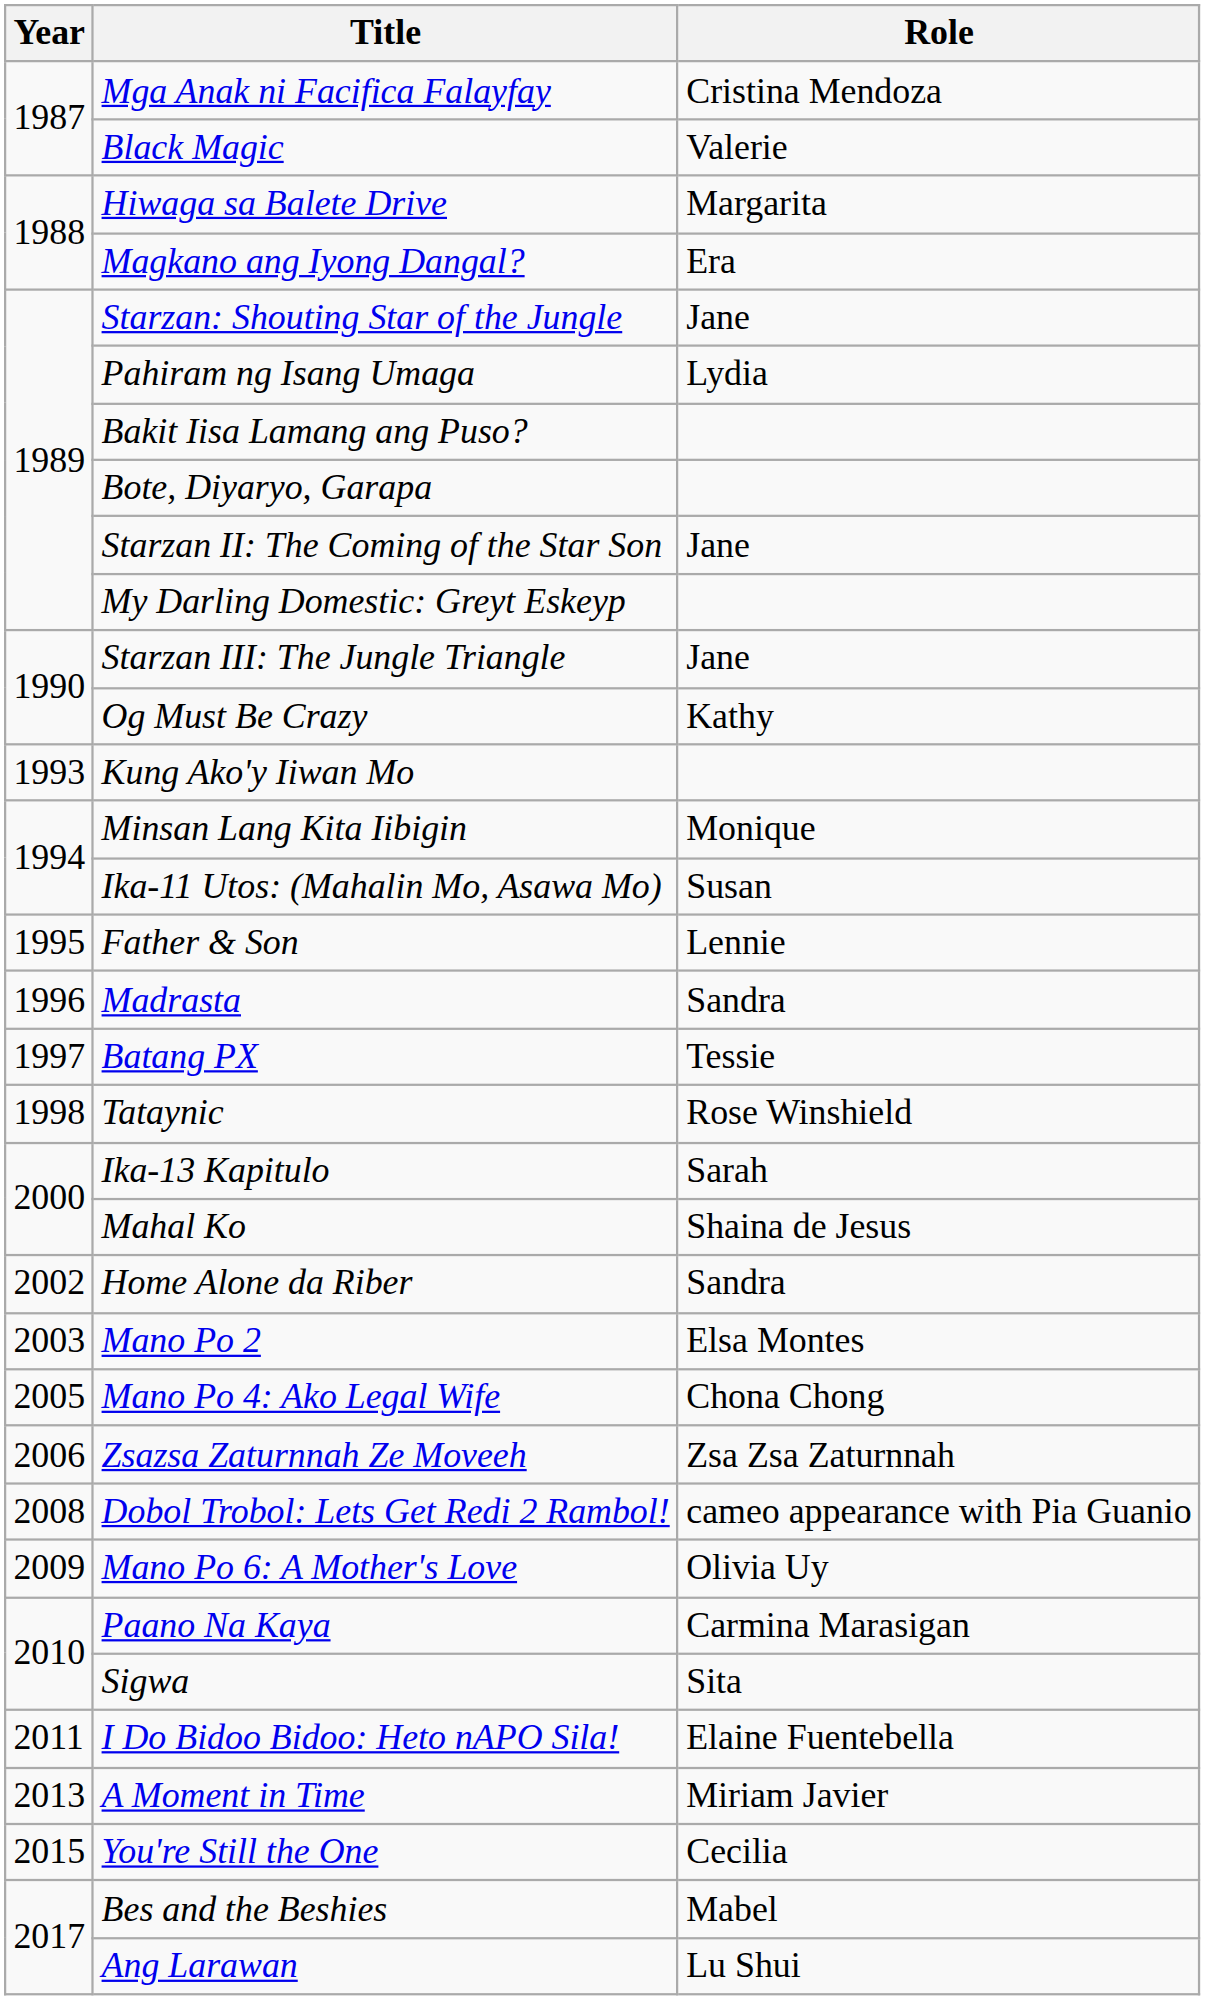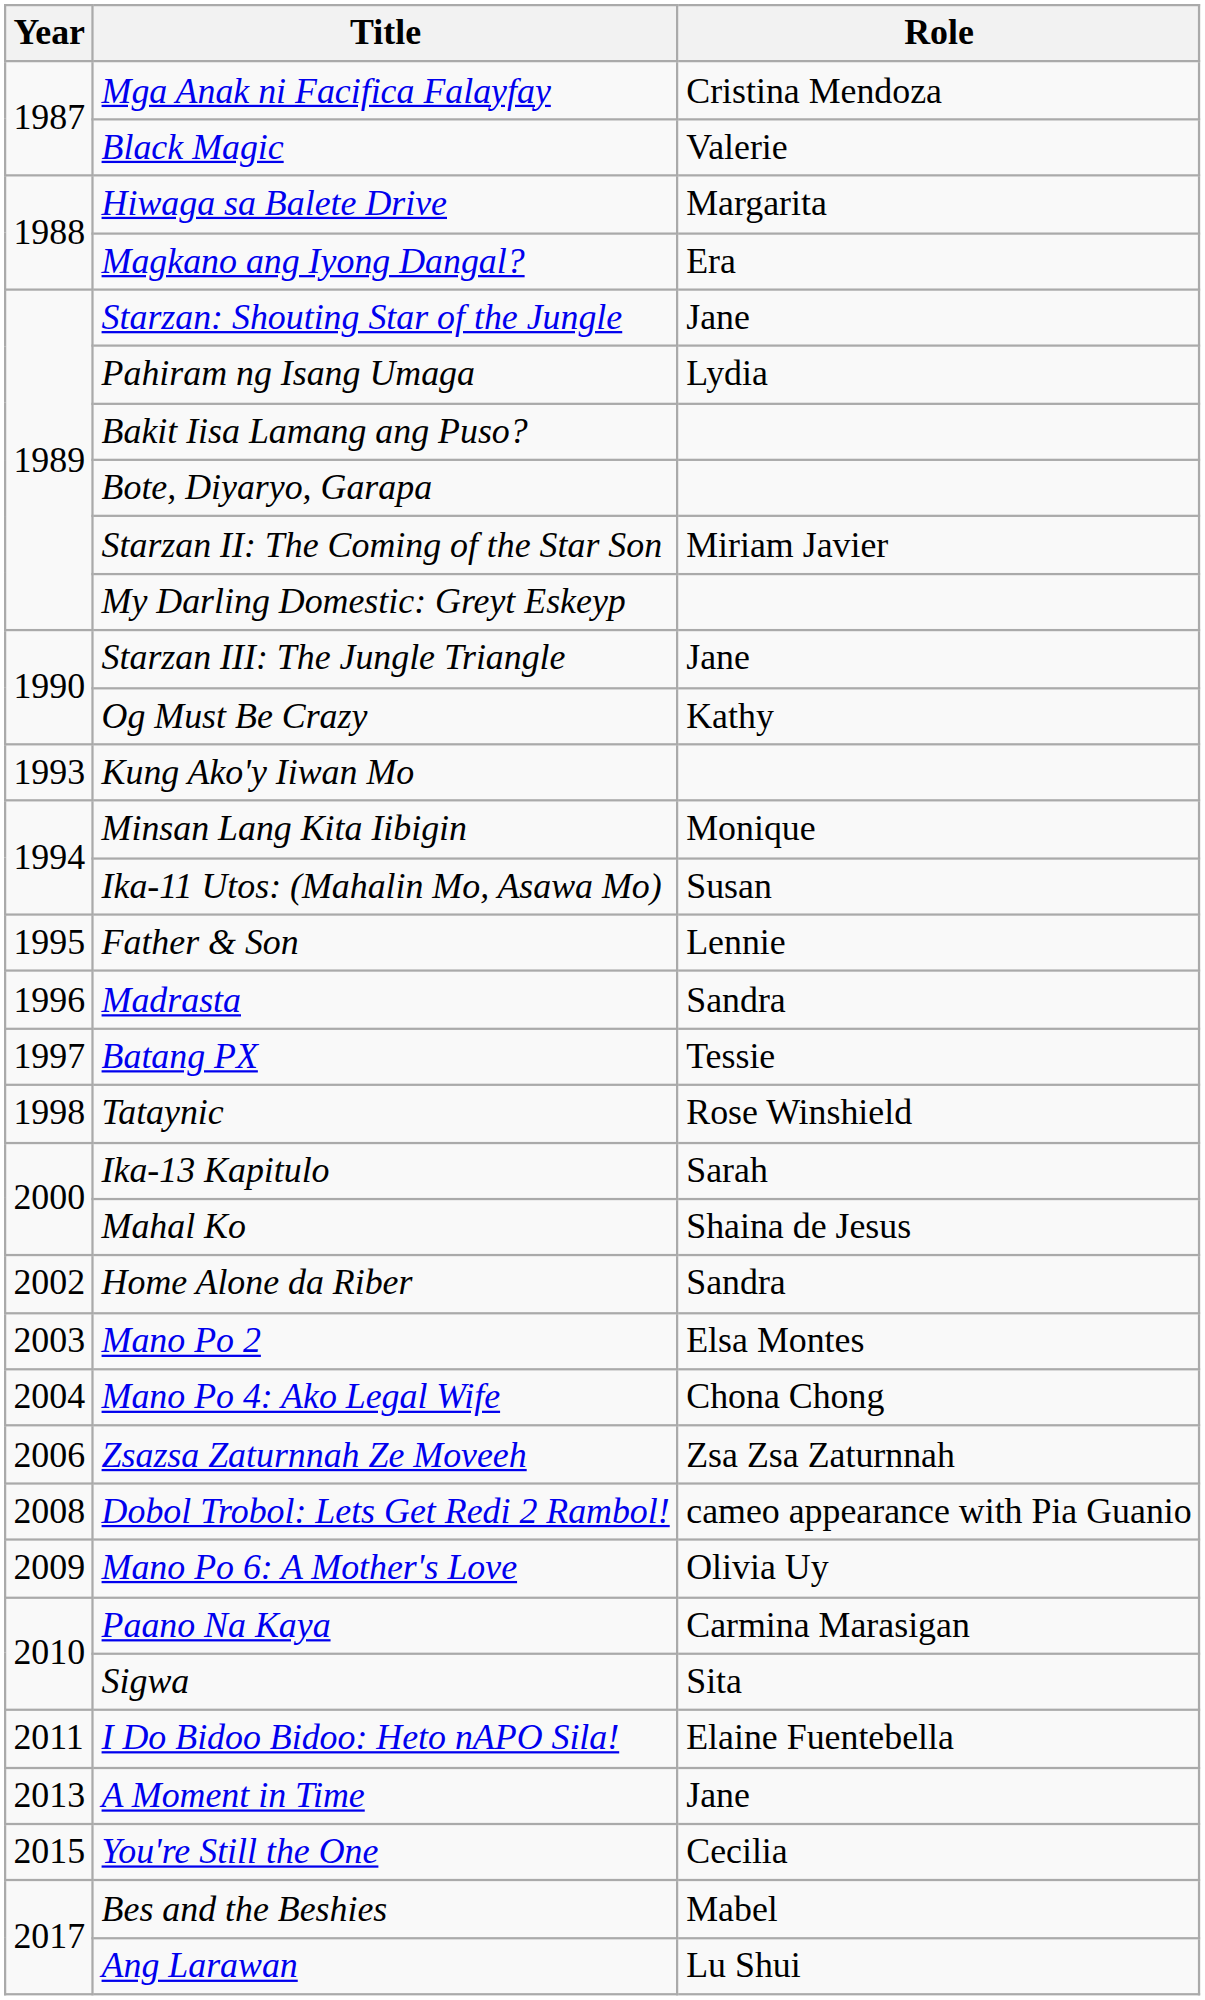(718, 544) Jane -> (787, 544) Miriam Javier
(49, 1397) 2005 -> (49, 1397) 2004
(787, 1794) Miriam Javier -> (718, 1794) Jane
